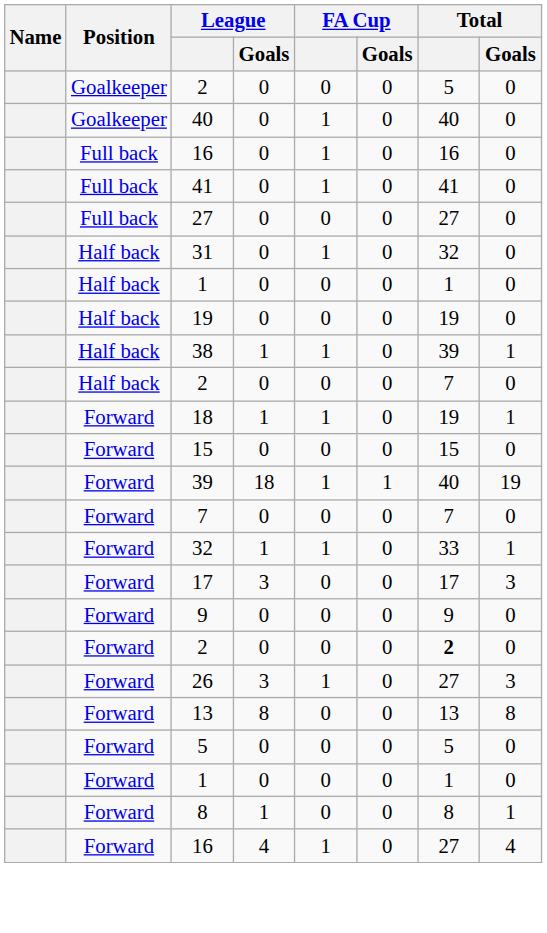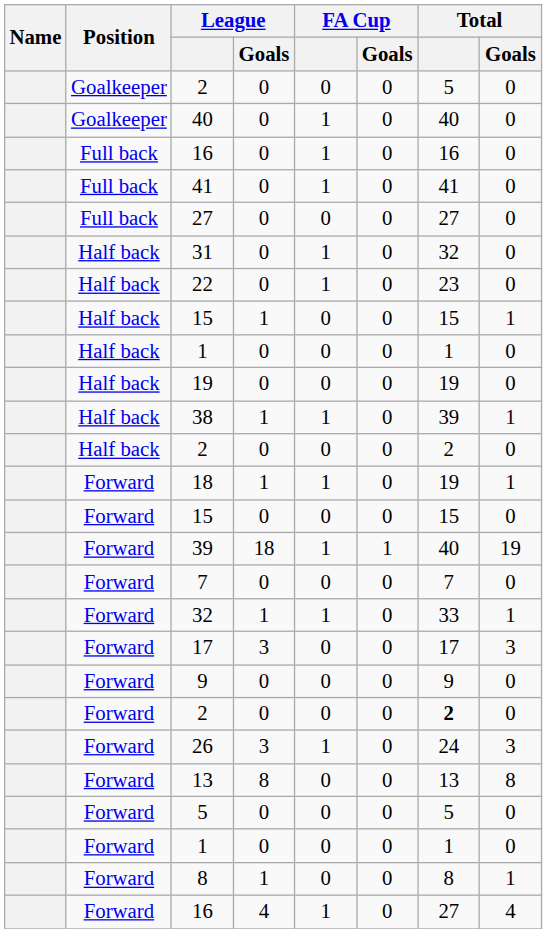+ row: (119, 284)
+ row: (119, 317)
(449, 383) 7 -> (449, 449) 2
(449, 680) 27 -> (449, 746) 24
